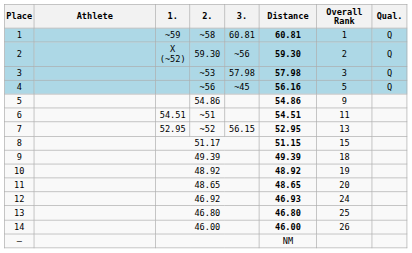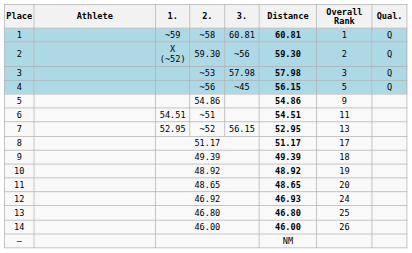(288, 87) 56.16 -> (288, 87) 56.15
(288, 143) 51.15 -> (288, 143) 51.17
(344, 143) 15 -> (344, 143) 17
